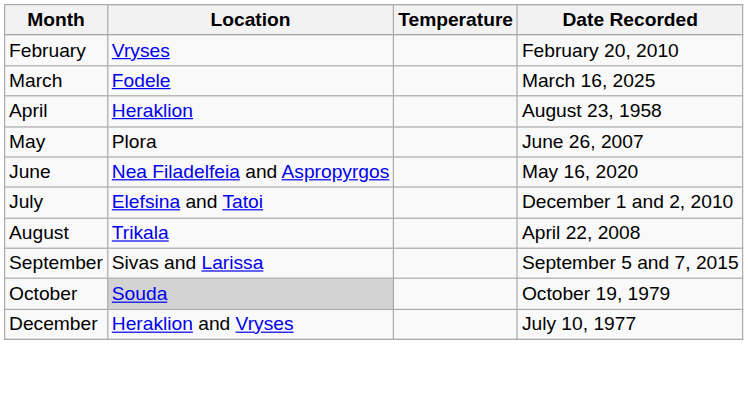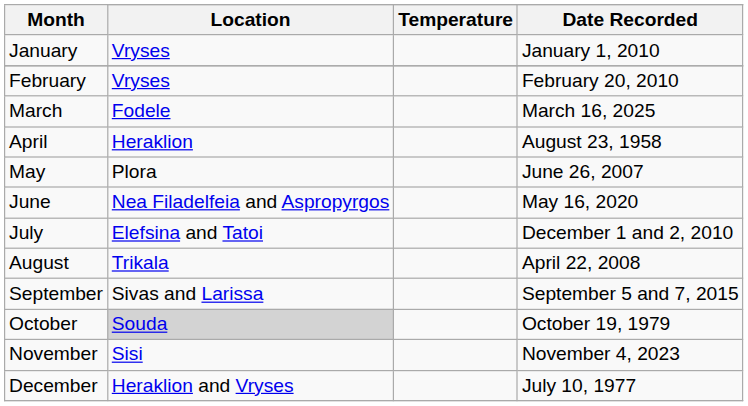+ row: (43, 50)
+ row: (53, 354)
